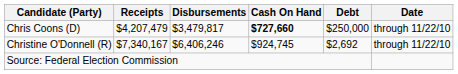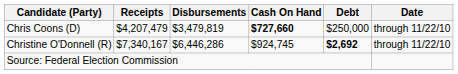(198, 28) $3,479,817 -> (198, 28) $3,479,819
(198, 45) $6,406,246 -> (198, 45) $6,446,286
(342, 45) normal -> (342, 45) bold
